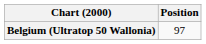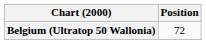(180, 30) 97 -> (180, 30) 72
